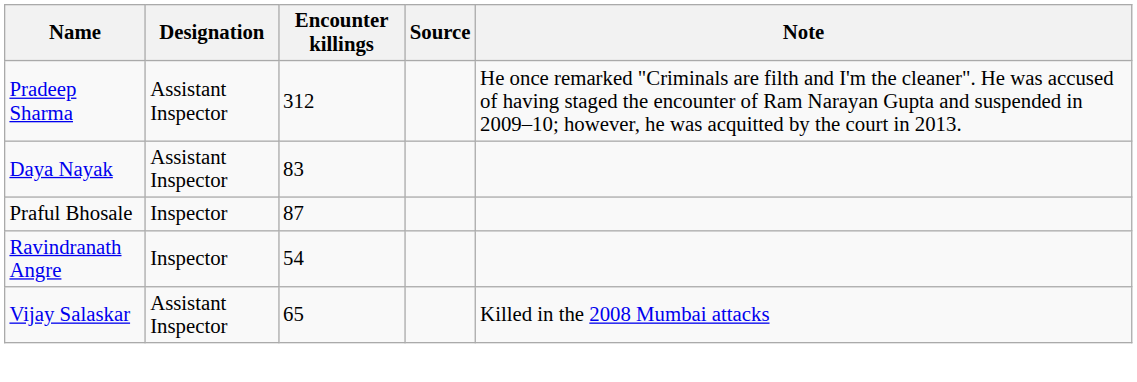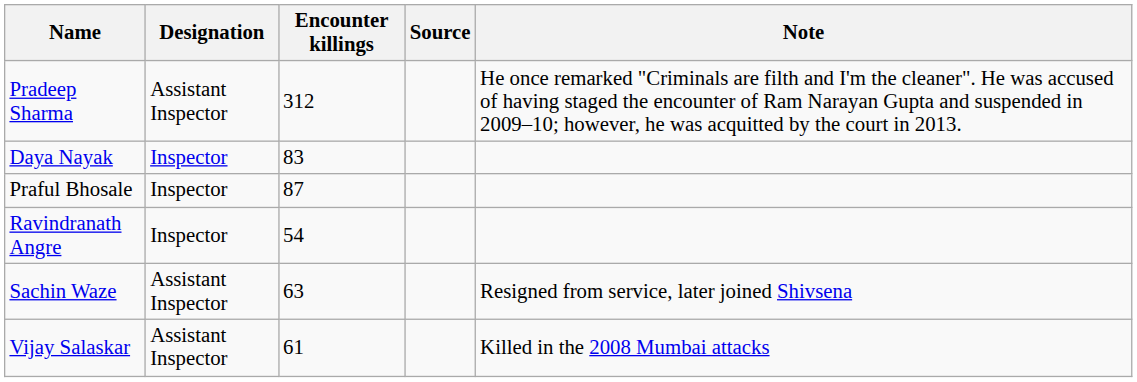(189, 168) Assistant Inspector -> (189, 157) Inspector
+ row: (63, 291)
(294, 314) 65 -> (294, 347) 61
